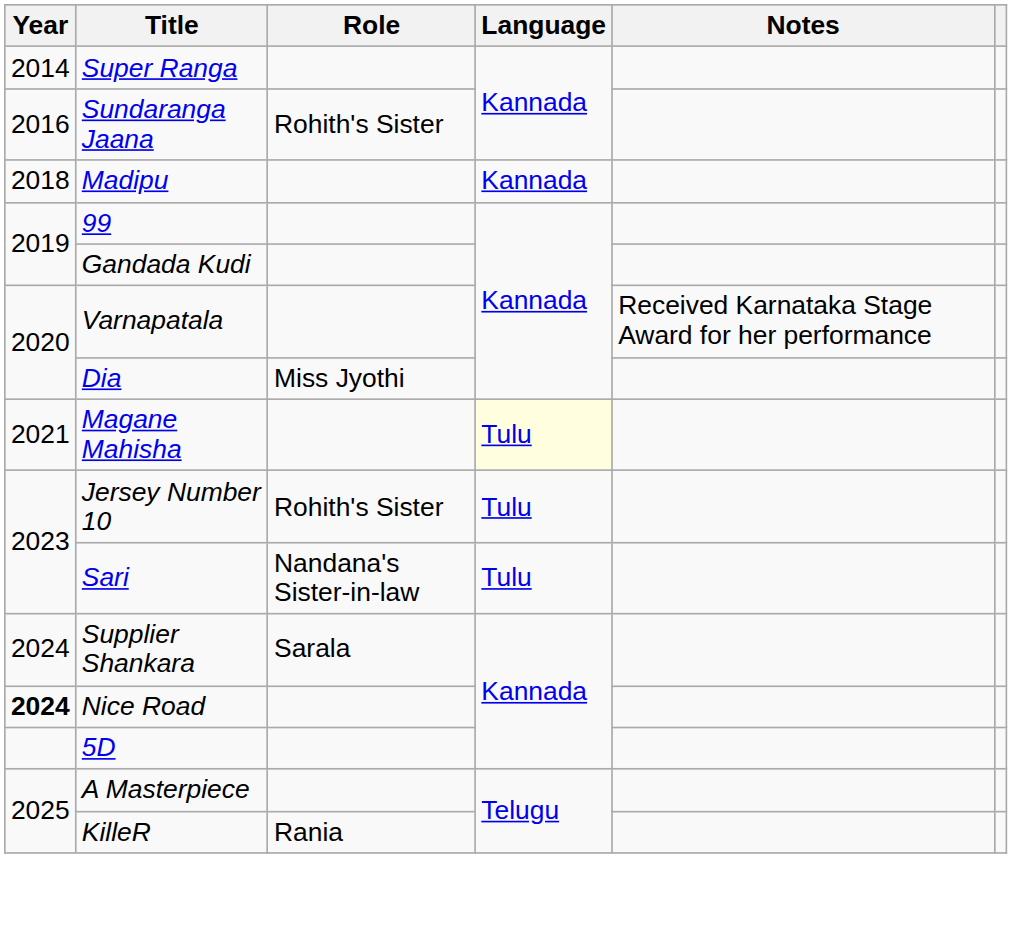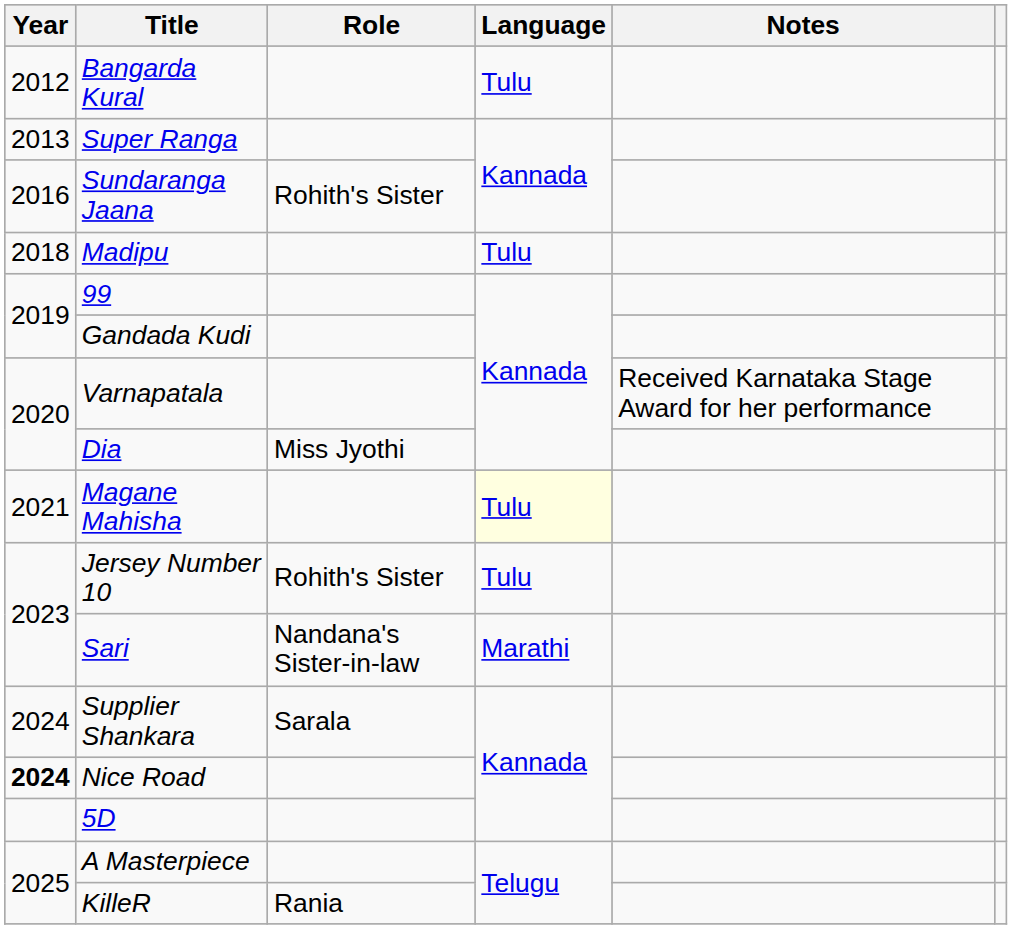+ row: (139, 82)
(40, 67) 2014 -> (40, 138) 2013
(534, 180) Kannada -> (507, 252) Tulu
(507, 577) Tulu -> (525, 649) Marathi
